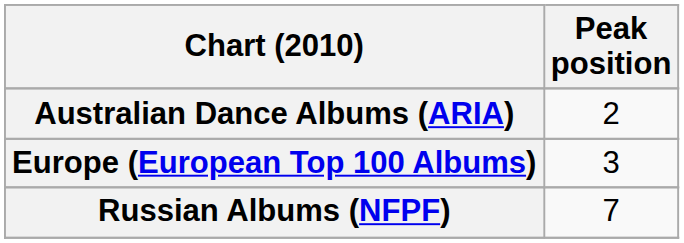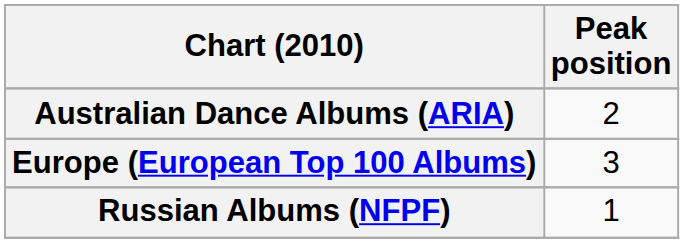(611, 211) 7 -> (611, 211) 1
